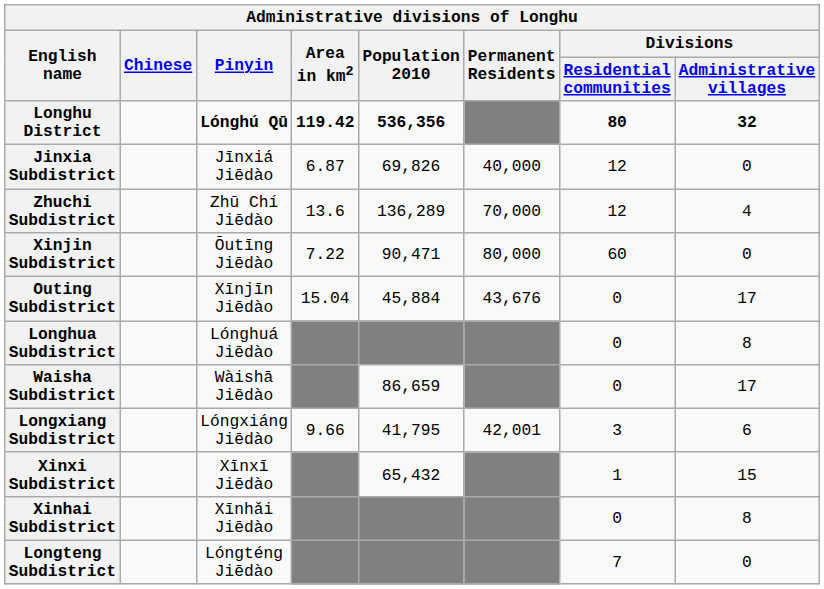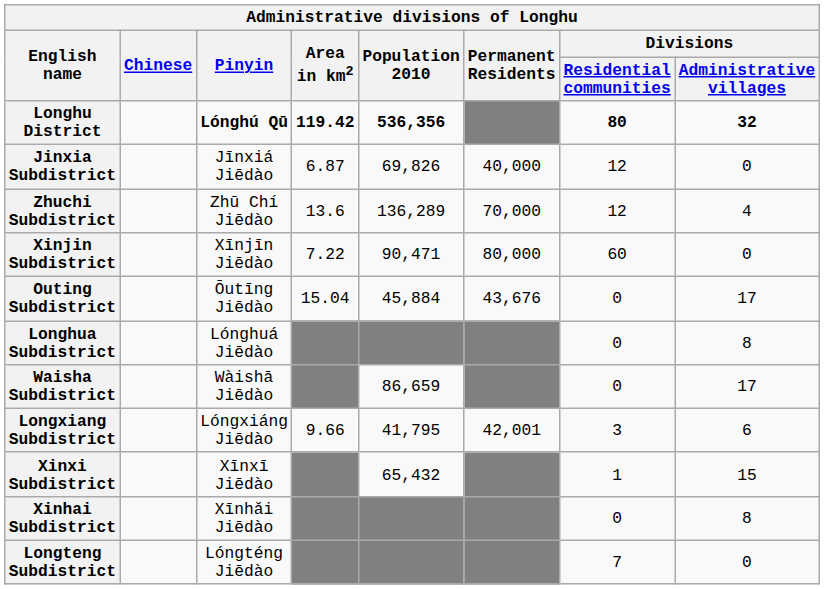(244, 254) Ōutīng Jiēdào -> (244, 254) Xīnjīn Jiēdào
(244, 298) Xīnjīn Jiēdào -> (244, 298) Ōutīng Jiēdào
